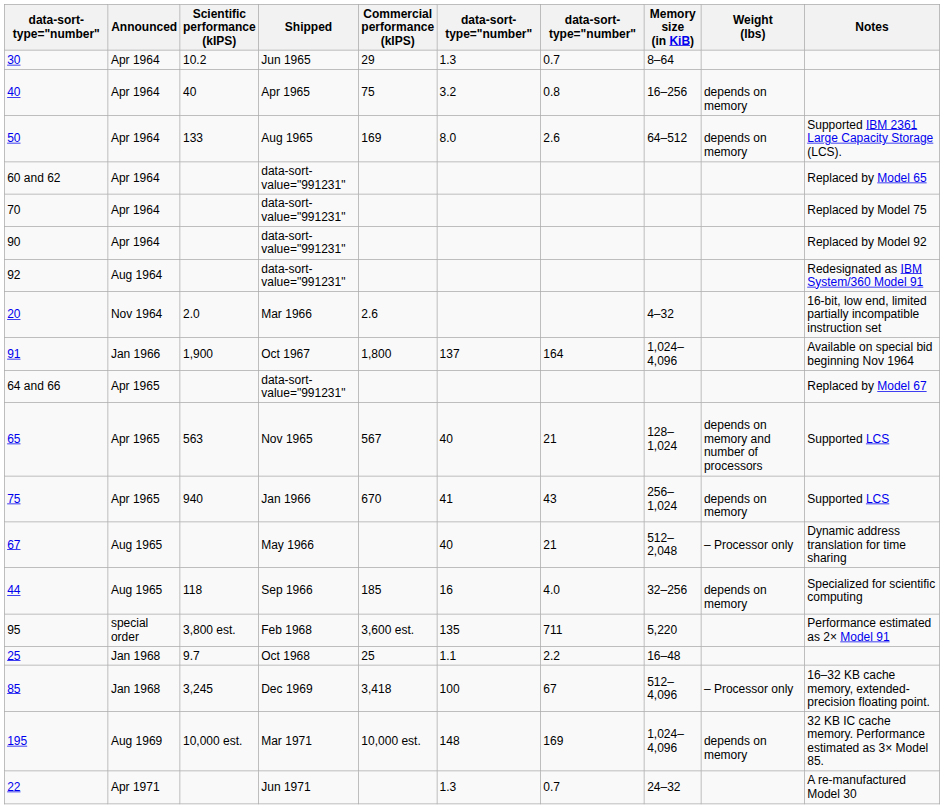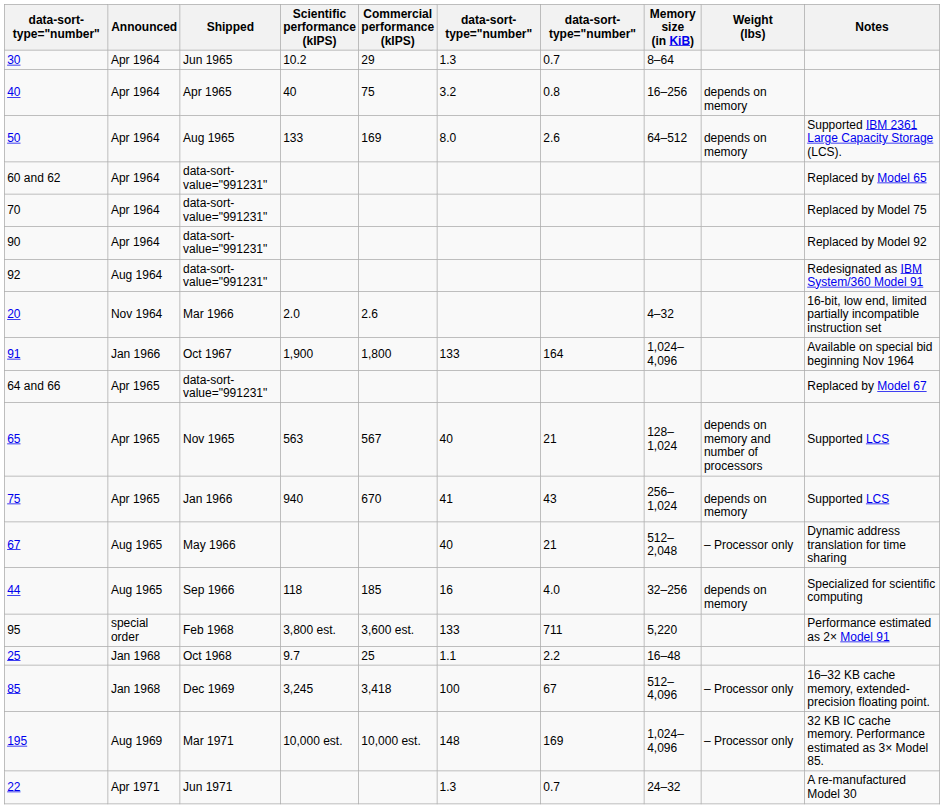columns swapped: (309, 27) <-> (219, 27)
(450, 354) 137 -> (450, 354) 133
(450, 630) 135 -> (450, 630) 133
(735, 748) depends on memory -> (749, 741) – Processor only
